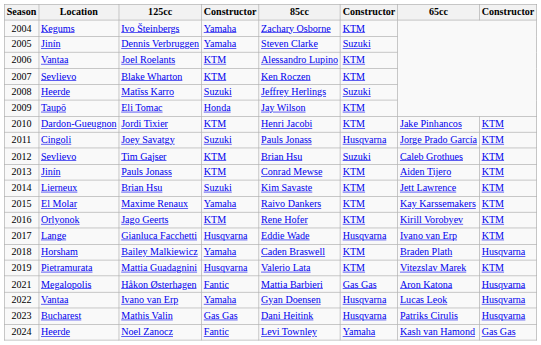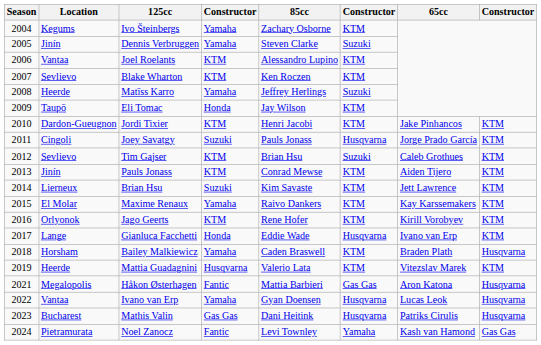(218, 92) Suzuki -> (220, 92) Yamaha
(226, 236) Husqvarna -> (217, 236) Honda
(67, 268) Pietramurata -> (56, 268) Heerde
(56, 332) Heerde -> (67, 332) Pietramurata
